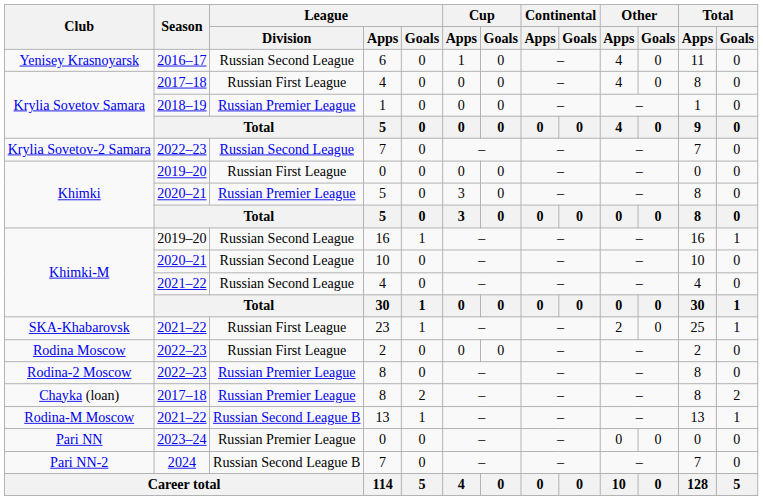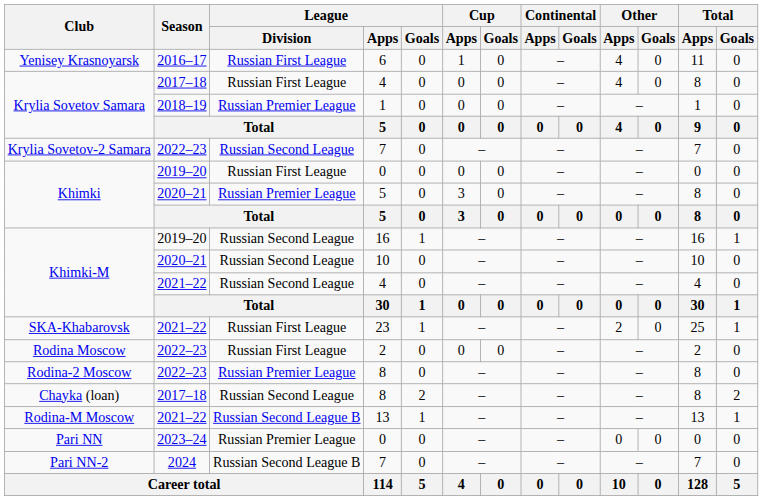(287, 60) Russian Second League -> (287, 60) Russian First League
(287, 395) Russian Premier League -> (287, 395) Russian Second League
